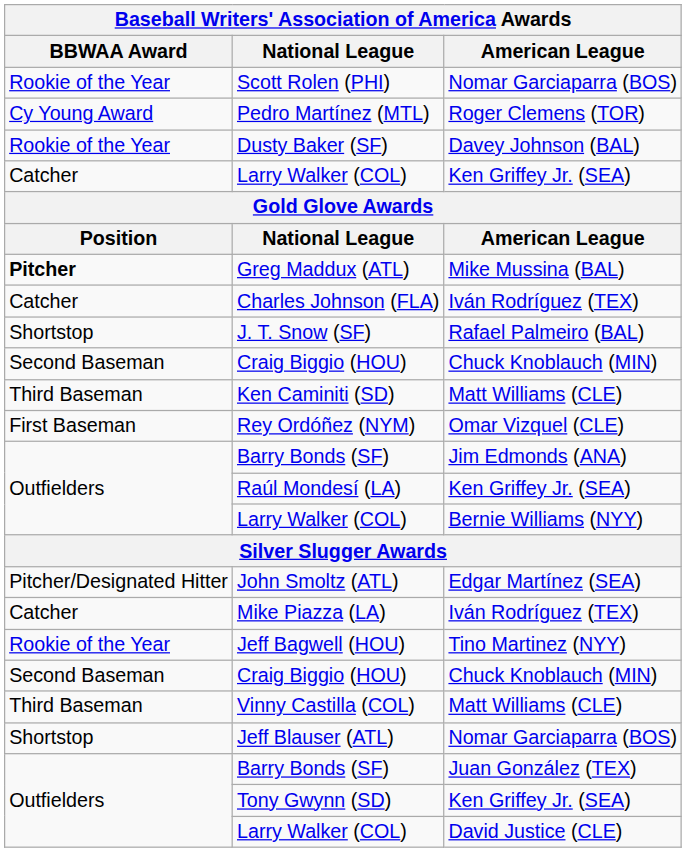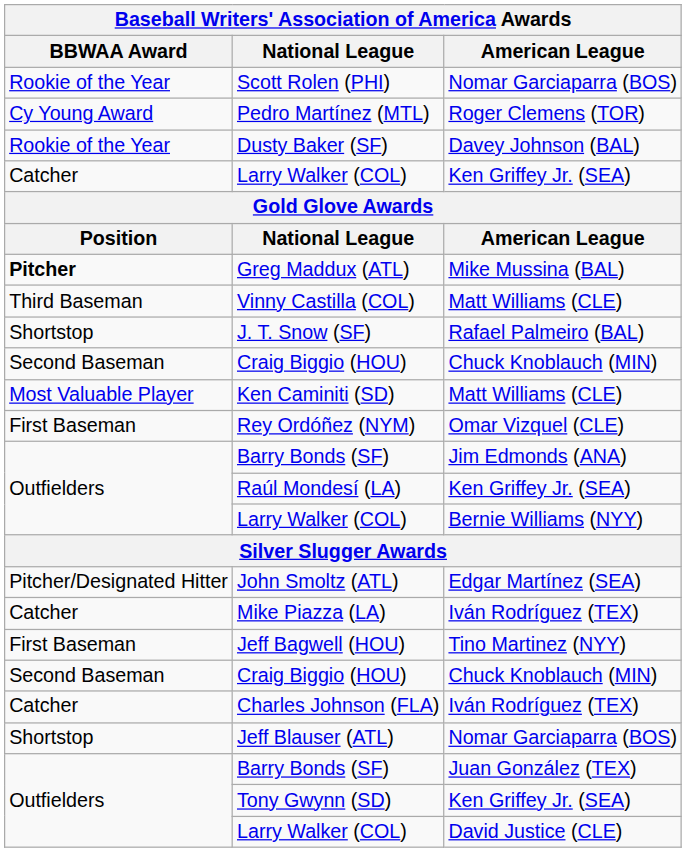rows swapped: (338, 301) <-> (326, 706)
(76, 394) Third Baseman -> (101, 394) Most Valuable Player
(90, 644) Rookie of the Year -> (73, 644) First Baseman
